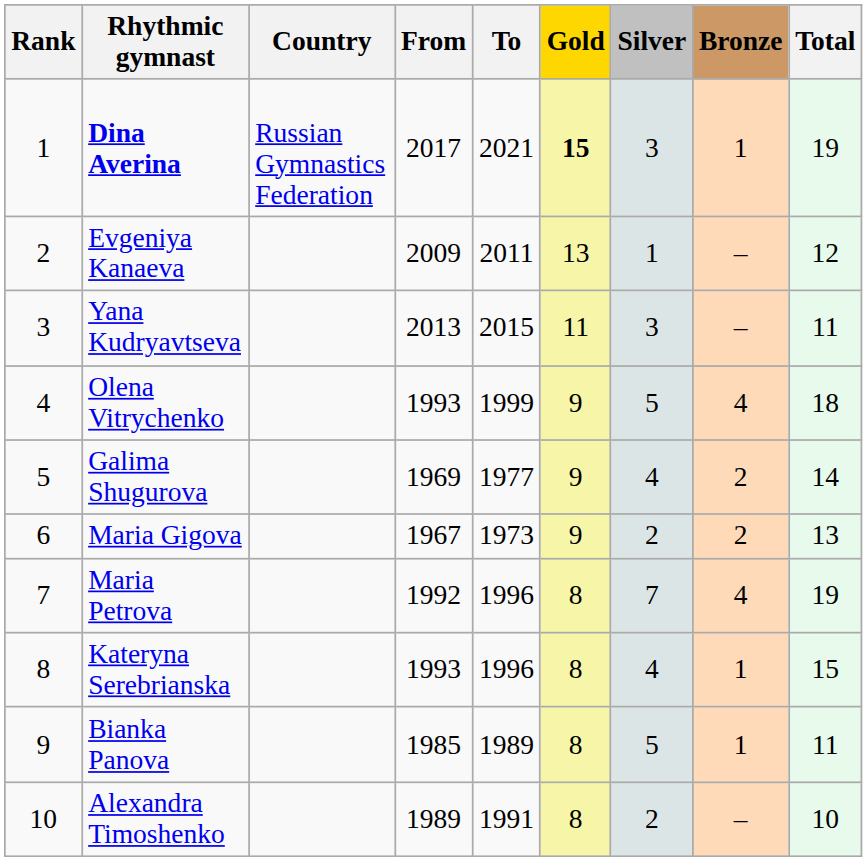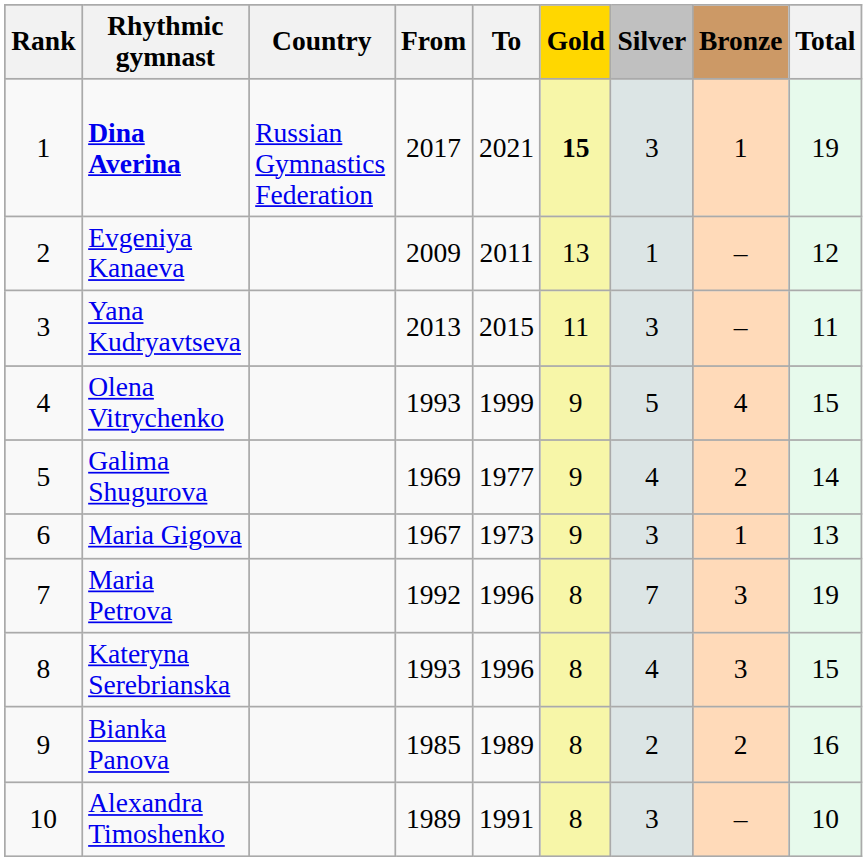(825, 402) 18 -> (825, 402) 15
(652, 535) 2 -> (652, 535) 3
(741, 535) 2 -> (741, 535) 1
(741, 594) 4 -> (741, 594) 3
(741, 669) 1 -> (741, 669) 3
(652, 744) 5 -> (652, 744) 2
(741, 744) 1 -> (741, 744) 2
(825, 744) 11 -> (825, 744) 16
(652, 818) 2 -> (652, 818) 3
